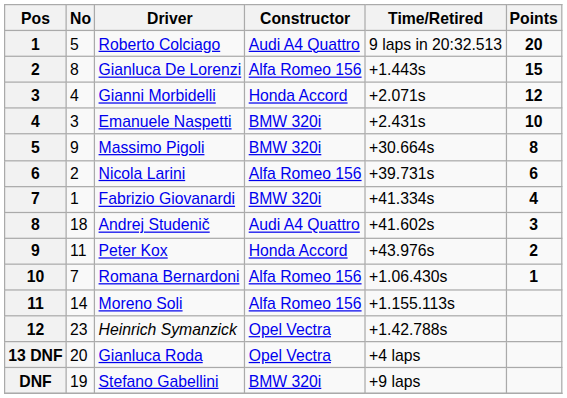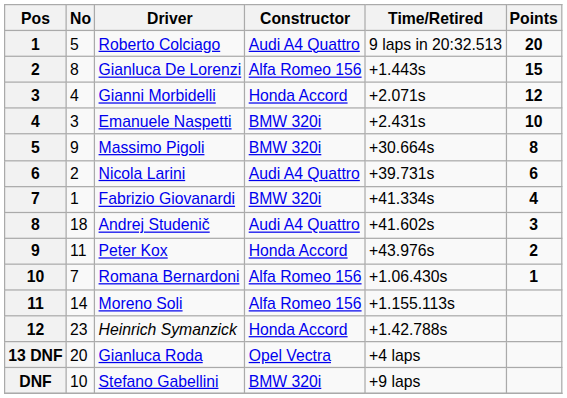(305, 173) Alfa Romeo 156 -> (304, 173) Audi A4 Quattro
(290, 329) Opel Vectra -> (298, 329) Honda Accord
(79, 381) 19 -> (79, 381) 10
